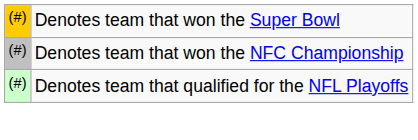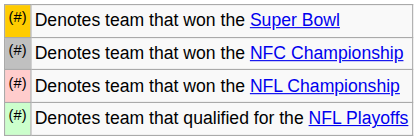+ row: (217, 86)
